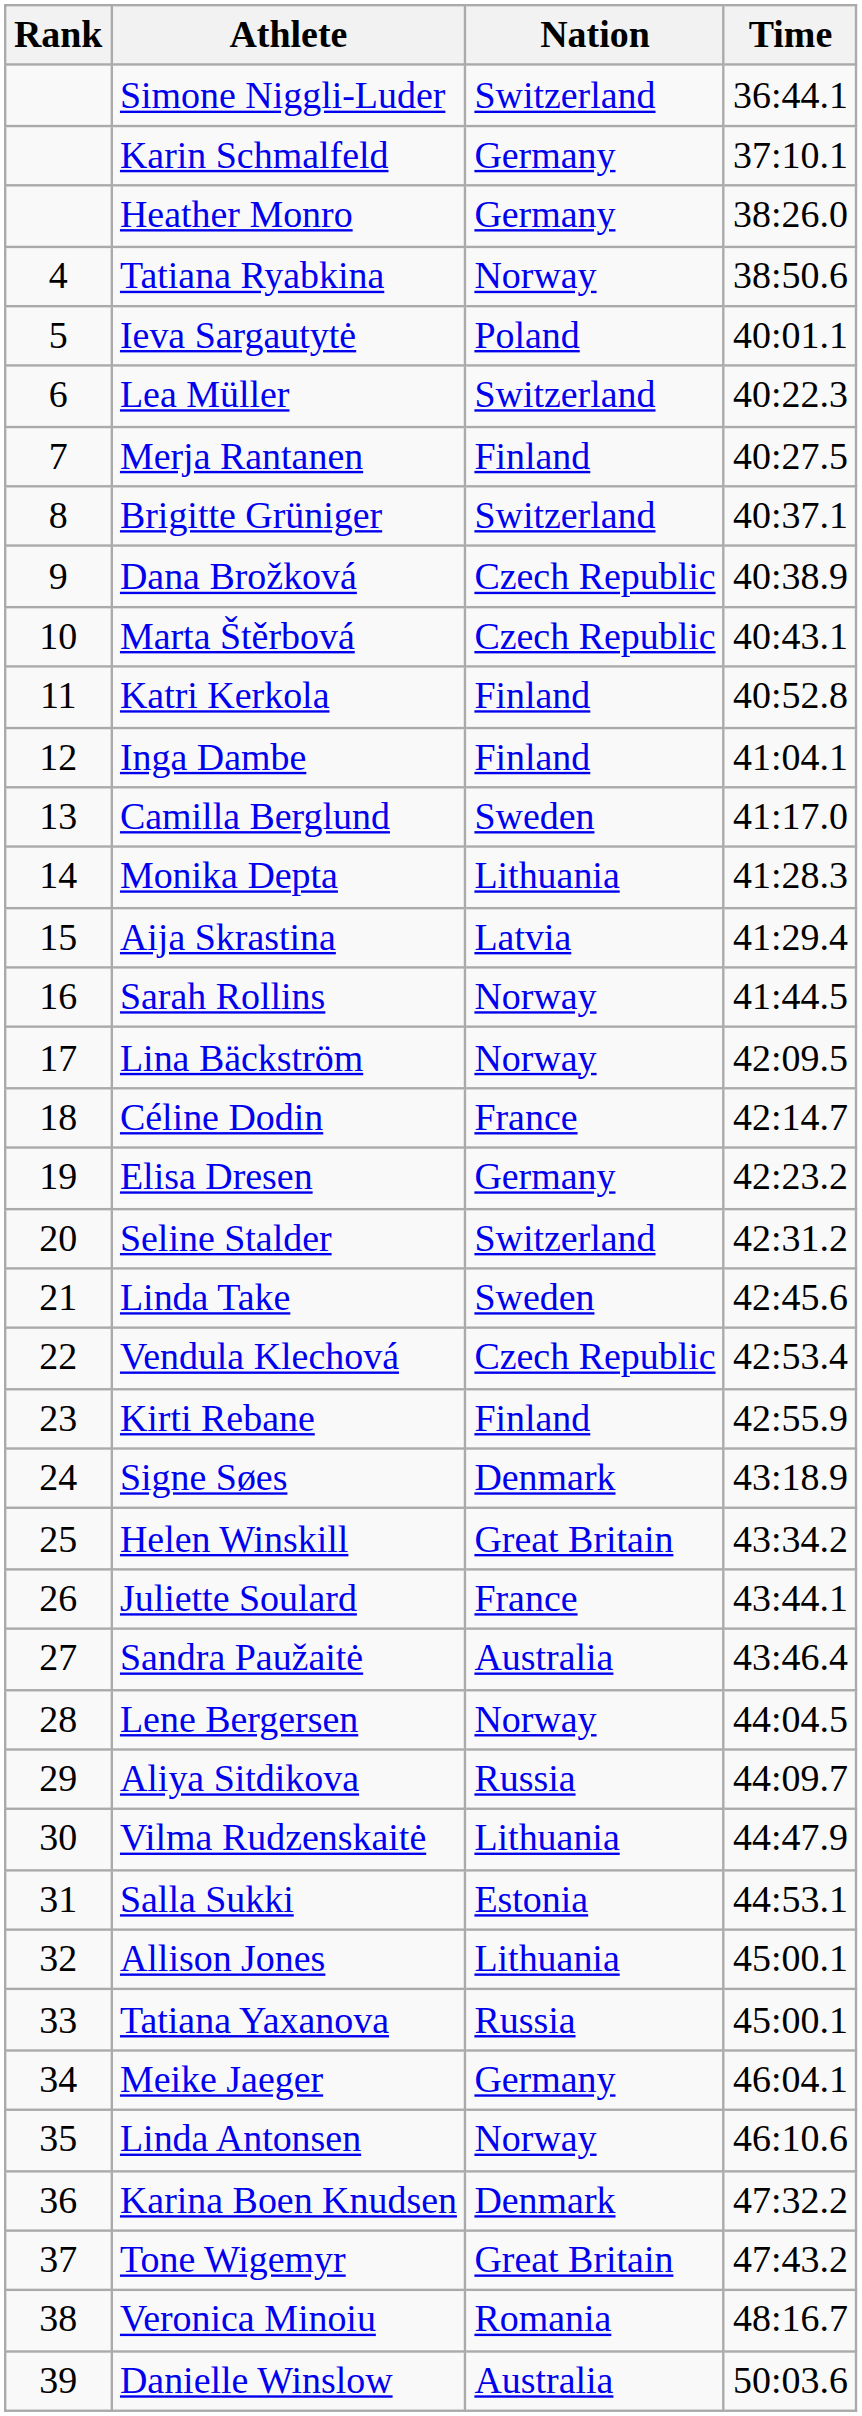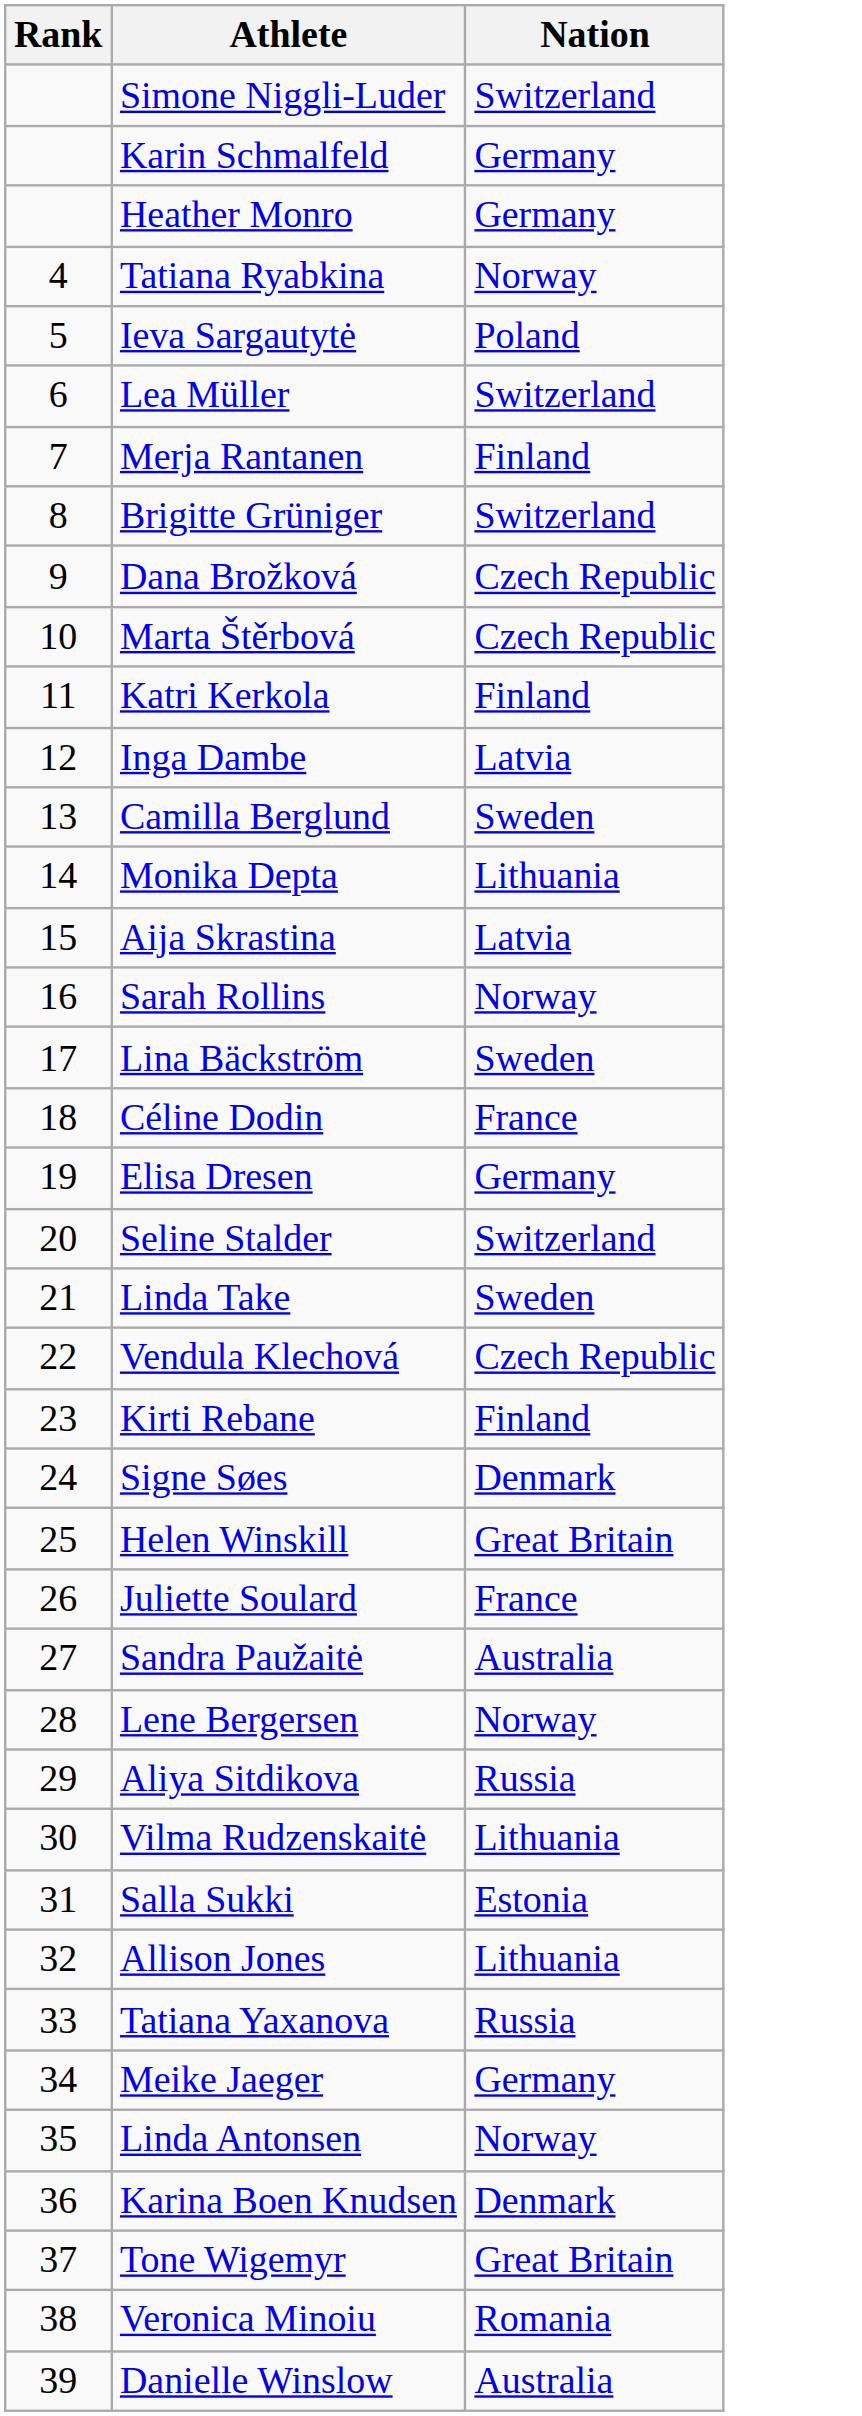- column: (790, 34)
(532, 756) Finland -> (523, 756) Latvia
(535, 1056) Norway -> (534, 1056) Sweden
